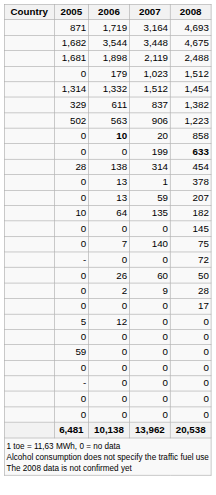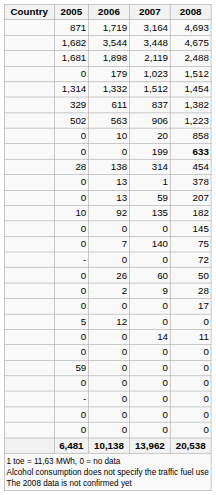(122, 136) bold -> (122, 136) normal
(122, 213) 64 -> (122, 213) 92
+ row: (84, 337)
